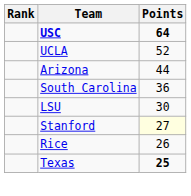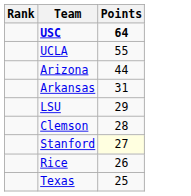(163, 51) 52 -> (121, 51) 55
- row: (88, 88)
+ row: (68, 88)
(163, 107) 30 -> (121, 107) 29
+ row: (64, 126)
(163, 163) bold -> (121, 182) normal
